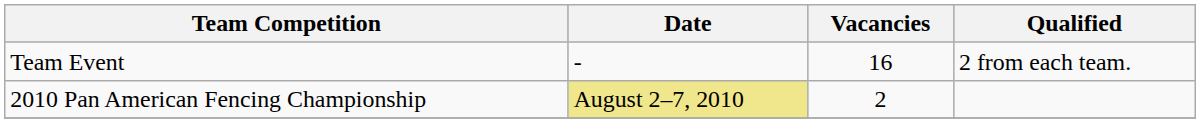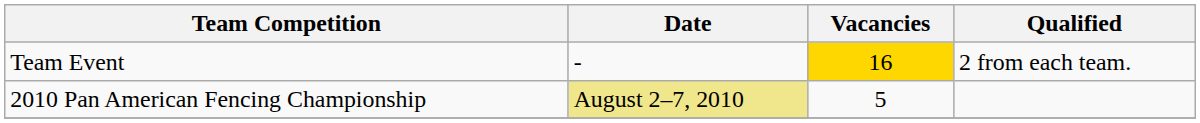(880, 61) no background -> (880, 61) gold background
(880, 99) 2 -> (880, 99) 5
